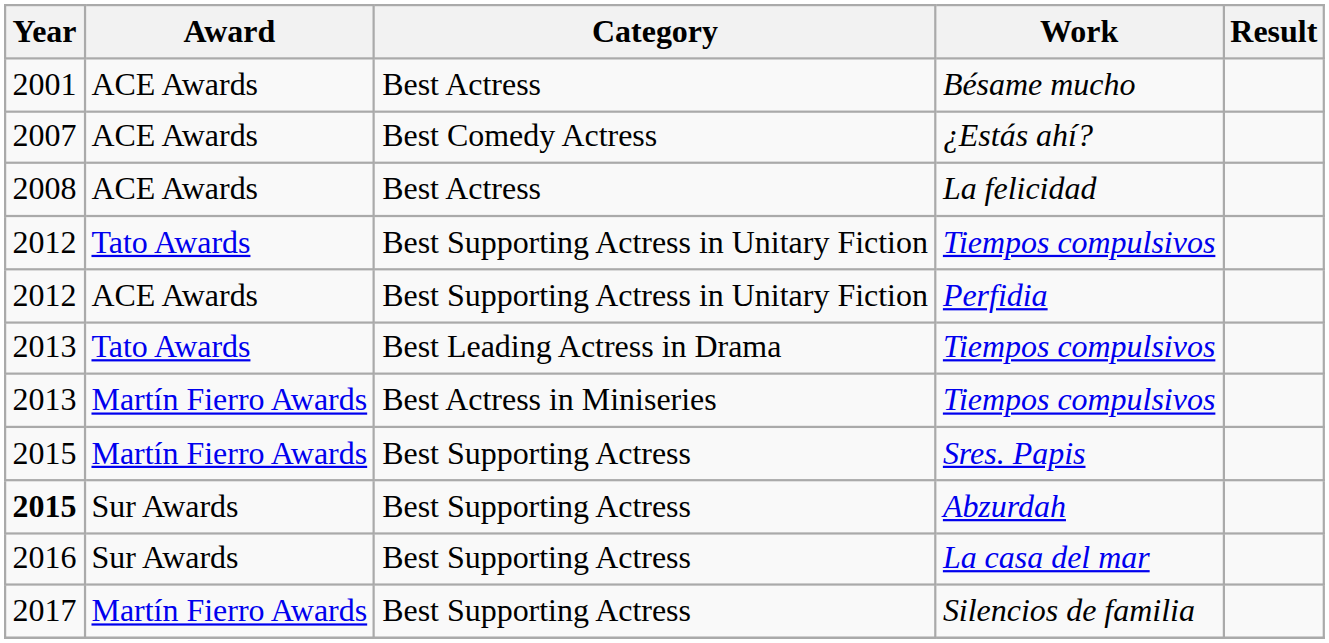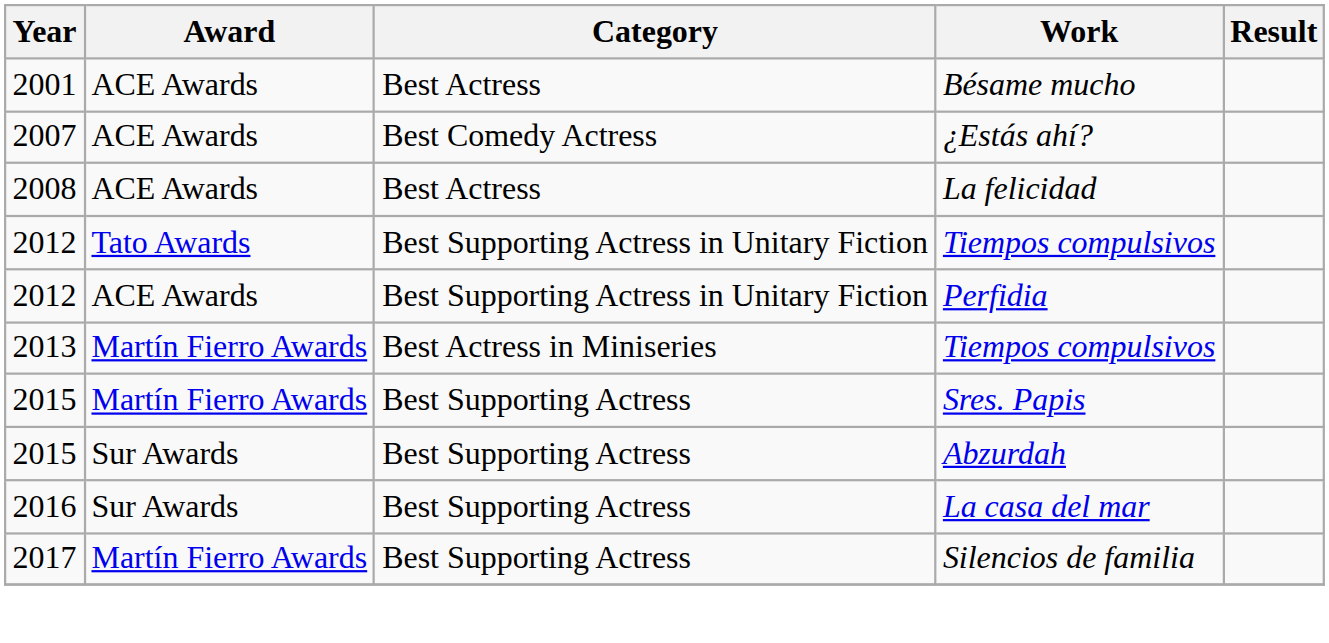- row: (582, 347)
(45, 505) bold -> (45, 453) normal
